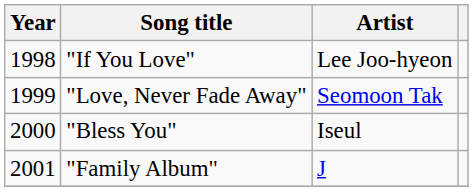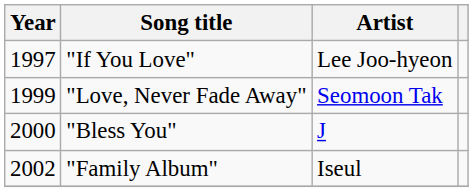(33, 58) 1998 -> (33, 58) 1997
(339, 131) Iseul -> (322, 131) J
(33, 167) 2001 -> (33, 167) 2002
(322, 167) J -> (339, 167) Iseul
